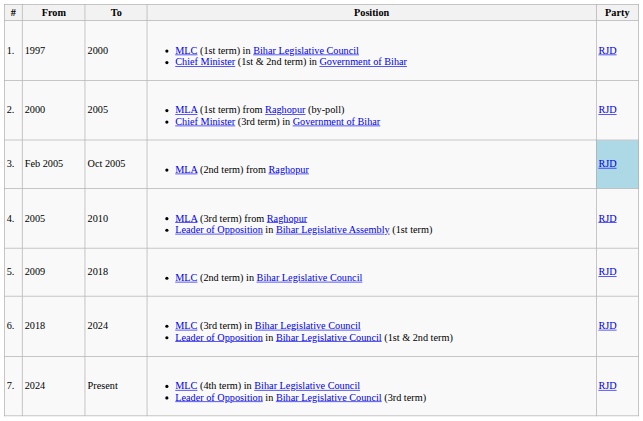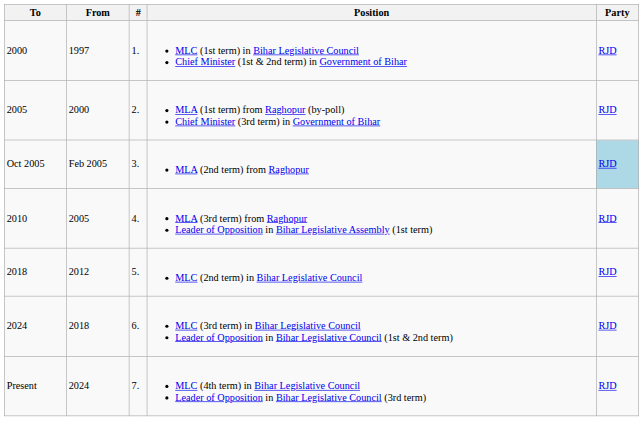columns swapped: (13, 12) <-> (116, 12)
(35, 272) 2009 -> (79, 272) 2012
